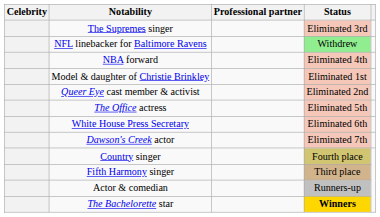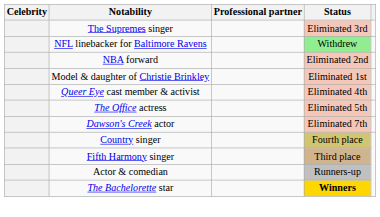(337, 60) Eliminated 4th -> (337, 60) Eliminated 2nd
(337, 92) Eliminated 2nd -> (337, 92) Eliminated 4th
- row: (130, 124)
